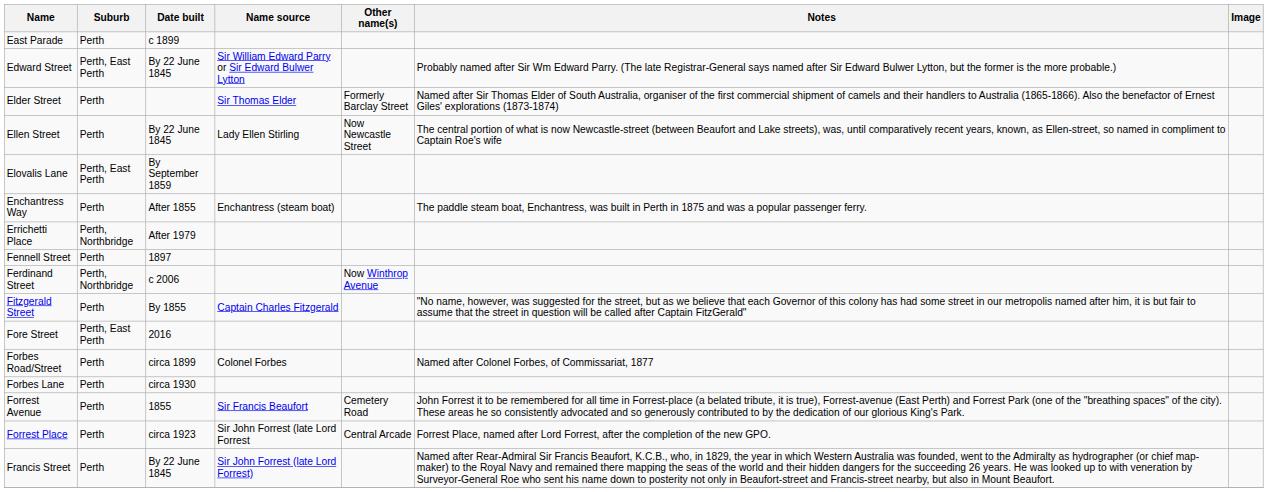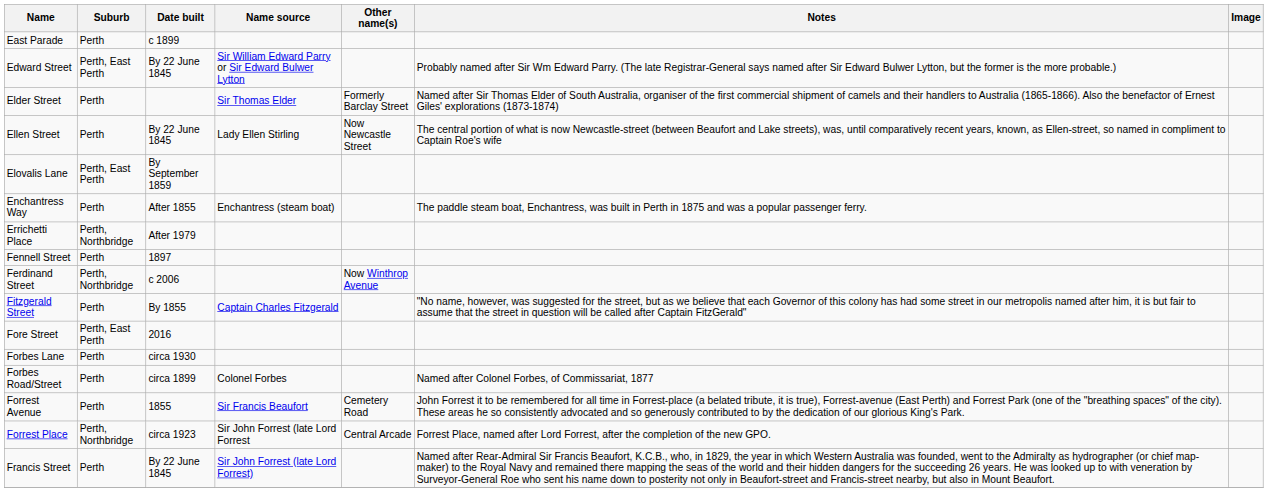rows swapped: (34, 363) <-> (35, 385)
(92, 434) Perth -> (106, 434) Perth, Northbridge
